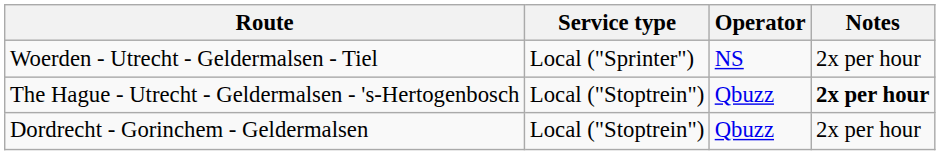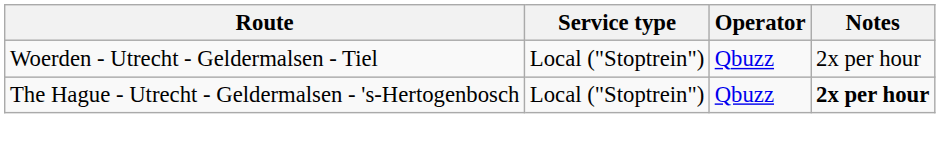(612, 58) Local ("Sprinter") -> (617, 58) Local ("Stoptrein")
(729, 58) NS -> (744, 58) Qbuzz
- row: (189, 130)
